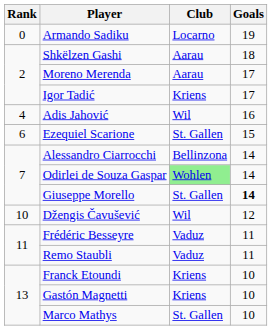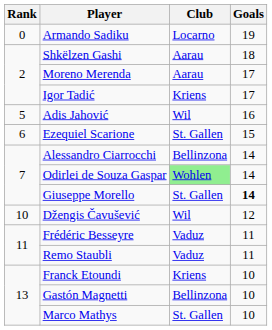(22, 114) 4 -> (22, 114) 5
(189, 295) Kriens -> (200, 295) Bellinzona
